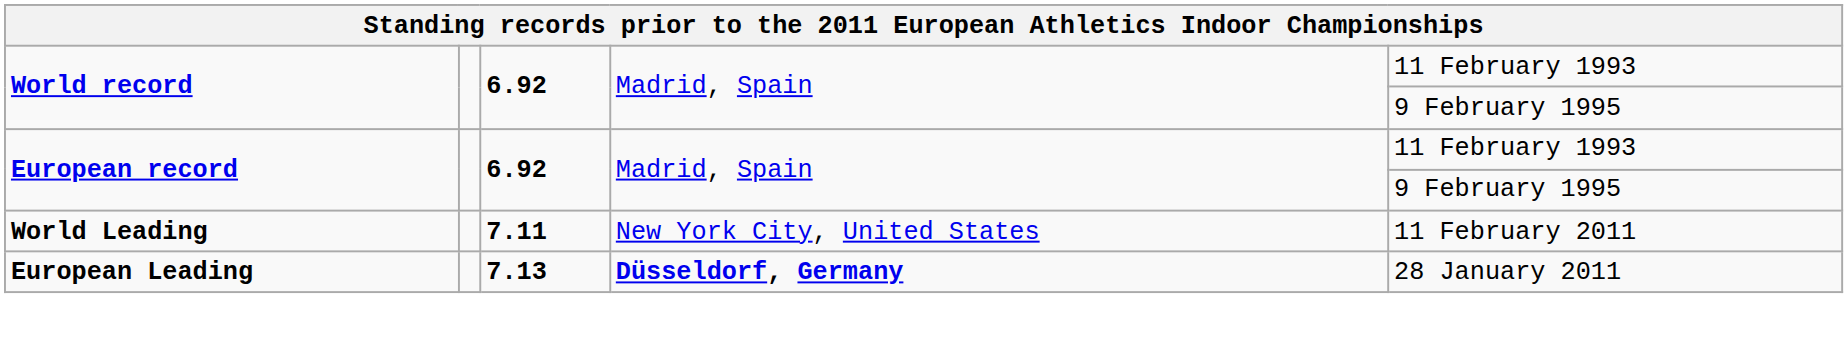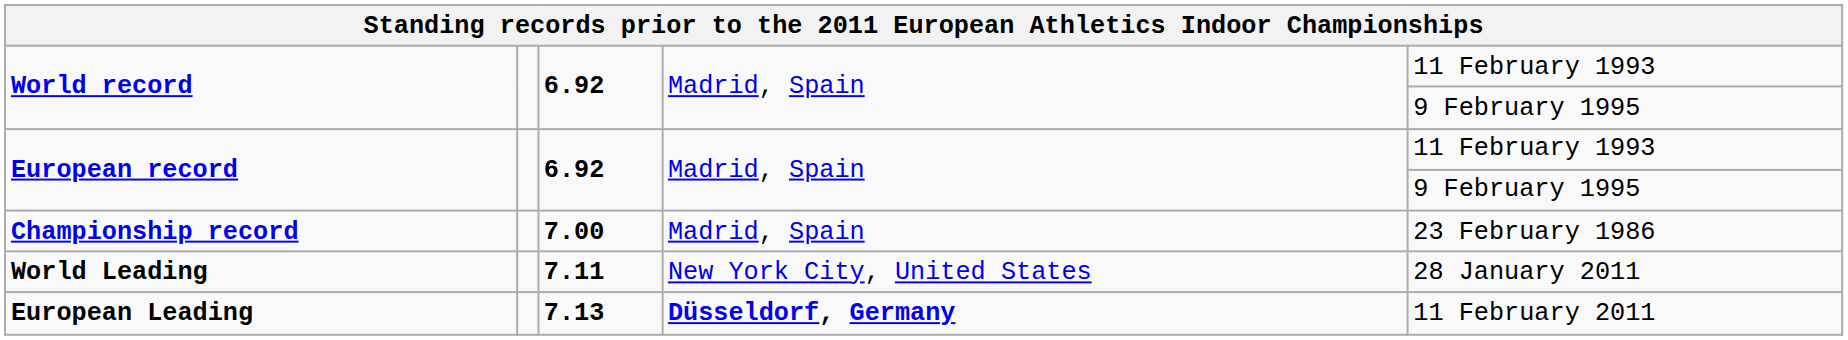+ row: (155, 231)
(1515, 231) 11 February 2011 -> (1527, 272) 28 January 2011
(1508, 272) 28 January 2011 -> (1534, 313) 11 February 2011
